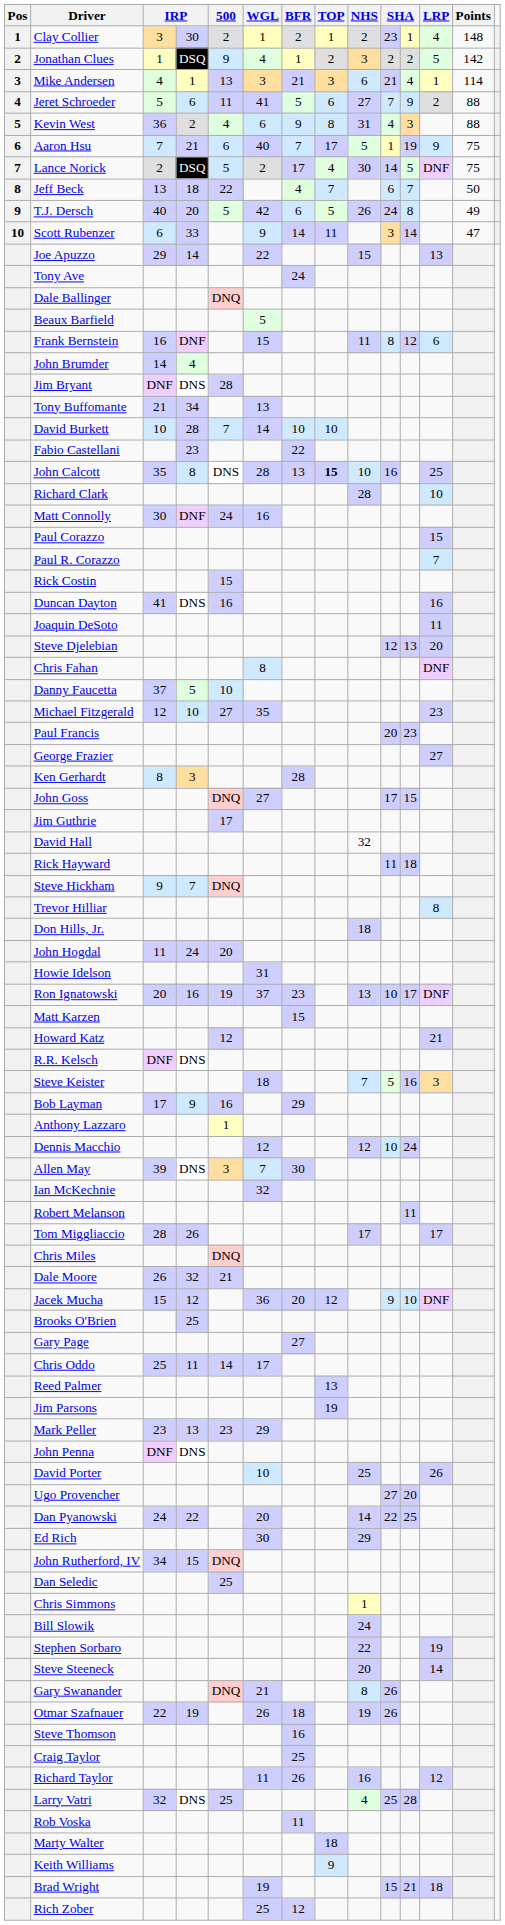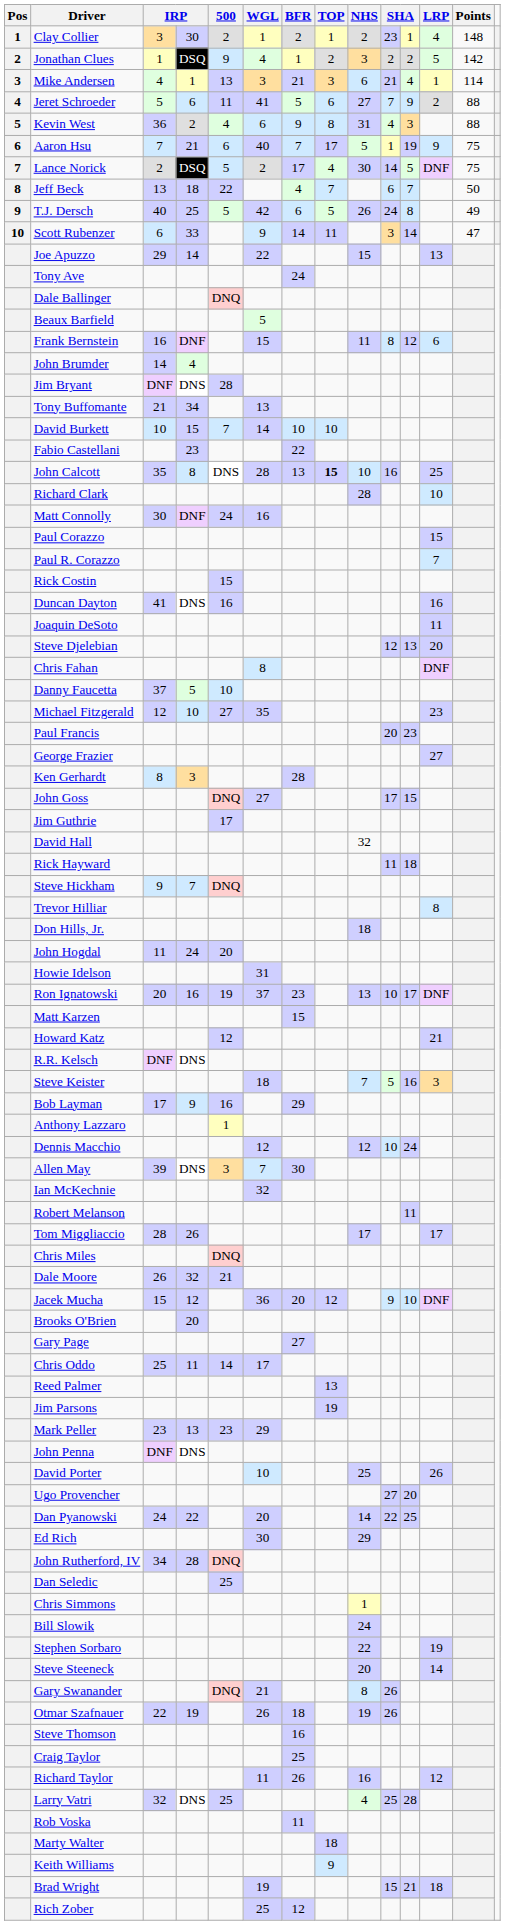(192, 210) 20 -> (192, 210) 25
(192, 428) 28 -> (192, 428) 15
(192, 1320) 25 -> (192, 1320) 20
(192, 1560) 15 -> (192, 1560) 28
